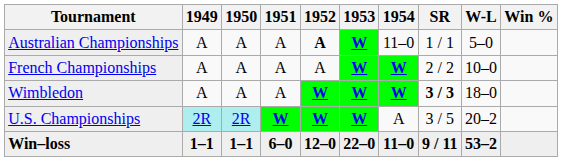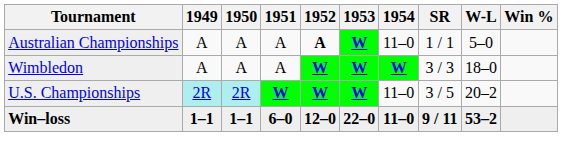- row: (82, 67)
(440, 93) bold -> (440, 67) normal
(399, 118) A -> (399, 93) 11–0
